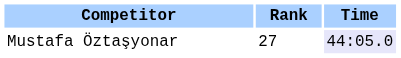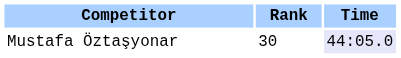(268, 42) 27 -> (268, 42) 30
